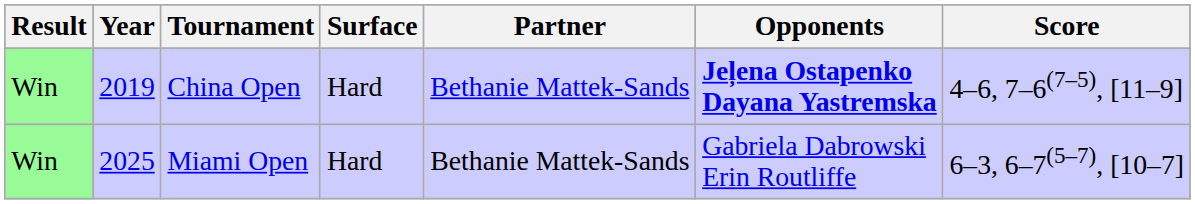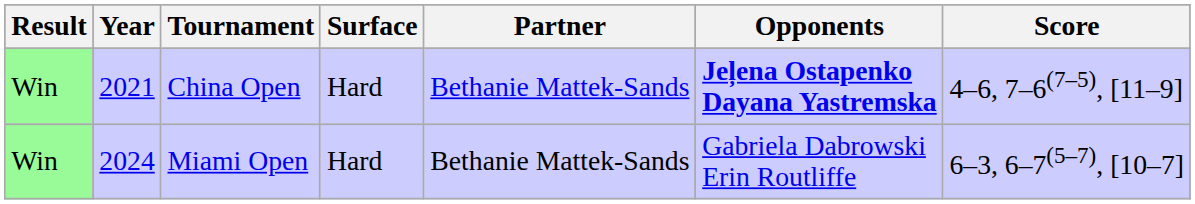(127, 85) 2019 -> (127, 85) 2021
(127, 160) 2025 -> (127, 160) 2024
